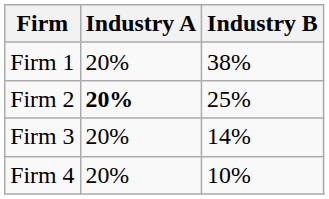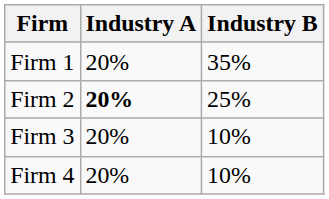(229, 61) 38% -> (229, 61) 35%
(229, 136) 14% -> (229, 136) 10%
